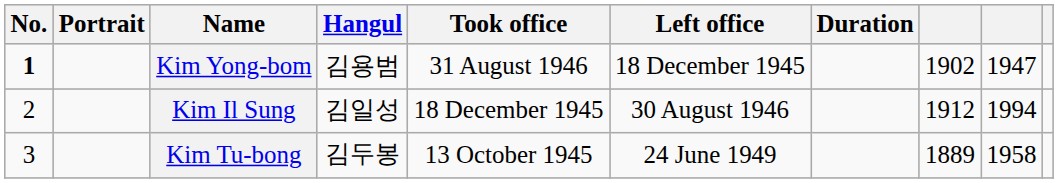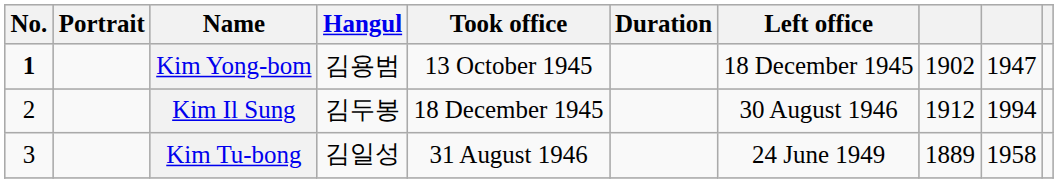columns swapped: (710, 24) <-> (865, 24)
(509, 66) 31 August 1946 -> (509, 66) 13 October 1945
(363, 109) 김일성 -> (363, 109) 김두봉
(363, 153) 김두봉 -> (363, 153) 김일성
(509, 154) 13 October 1945 -> (509, 154) 31 August 1946
